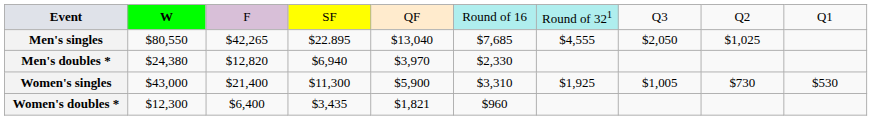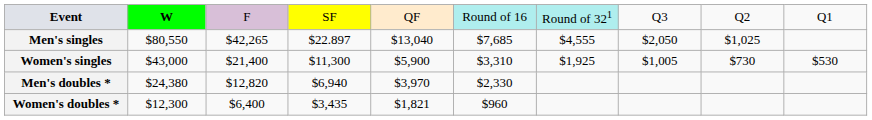(329, 40) $22.895 -> (329, 40) $22.897
rows swapped: (66, 61) <-> (66, 83)
